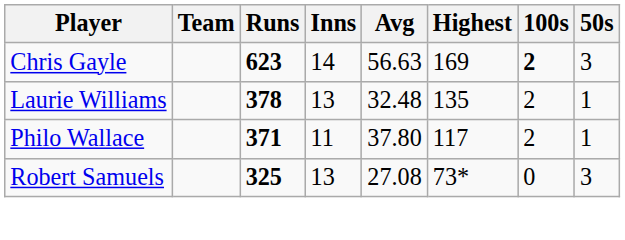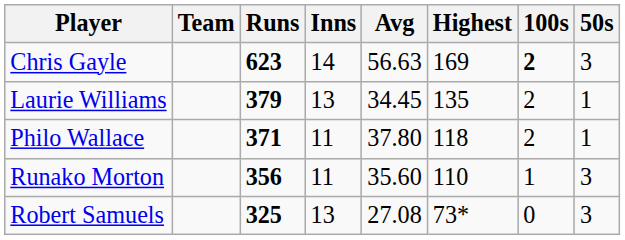(264, 100) 378 -> (264, 100) 379
(395, 100) 32.48 -> (395, 100) 34.45
(451, 138) 117 -> (451, 138) 118
+ row: (87, 176)
